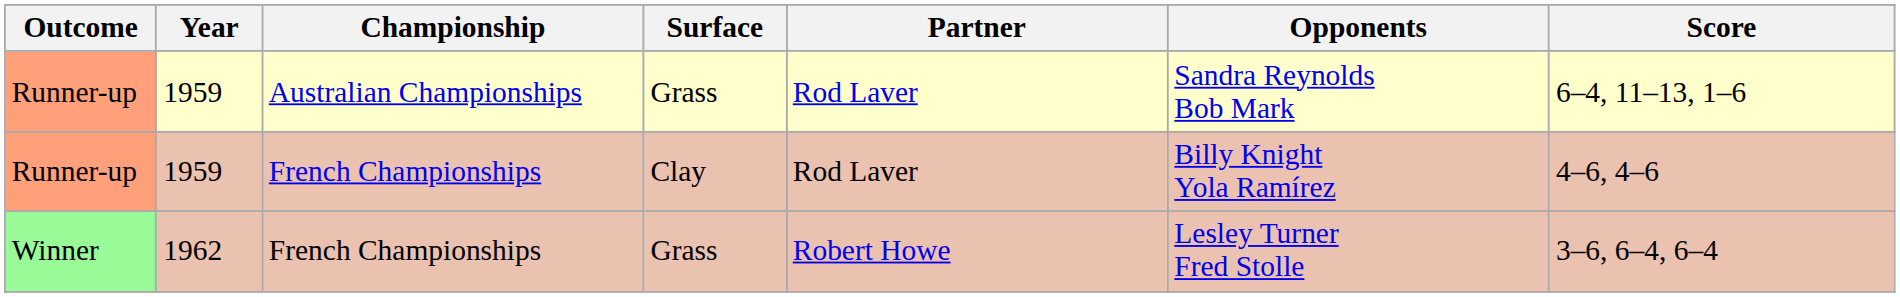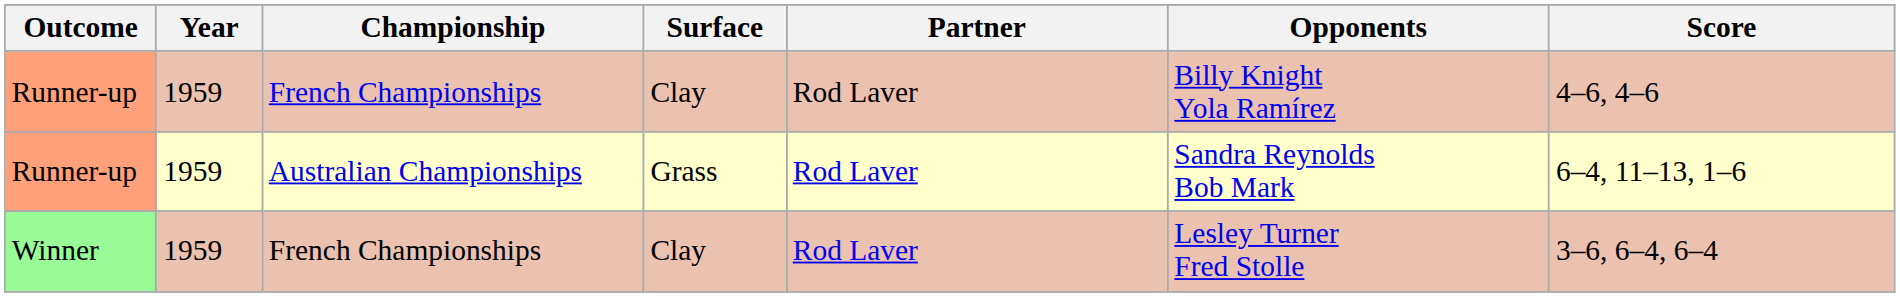rows swapped: (74, 91) <-> (74, 170)
(193, 250) 1962 -> (193, 250) 1959
(684, 250) Grass -> (678, 250) Clay
(872, 250) Robert Howe -> (855, 250) Rod Laver
